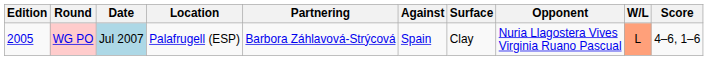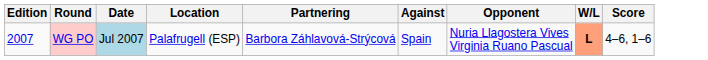- column: (472, 13)
(20, 39) 2005 -> (20, 39) 2007
(638, 39) normal -> (589, 39) bold
